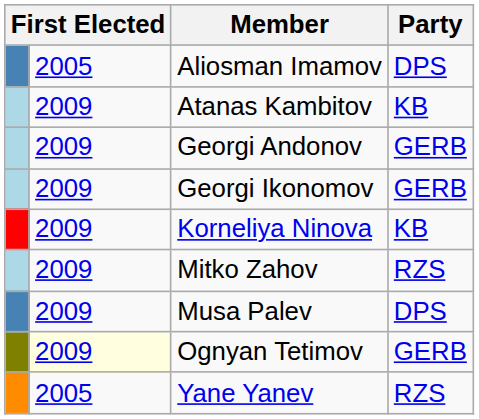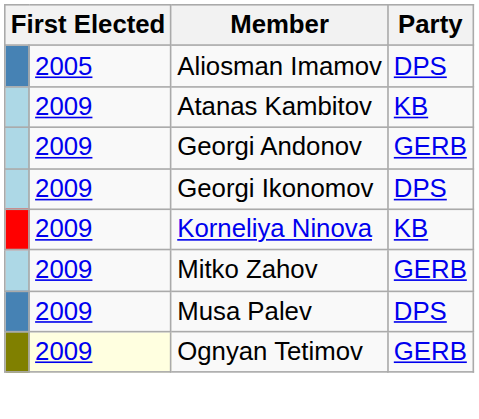(430, 188) GERB -> (420, 188) DPS
(420, 270) RZS -> (430, 270) GERB
- row: (245, 392)
